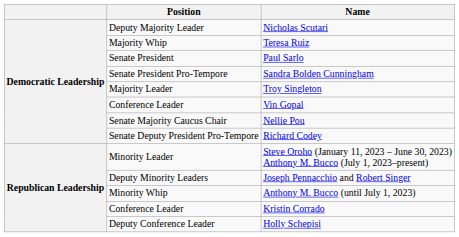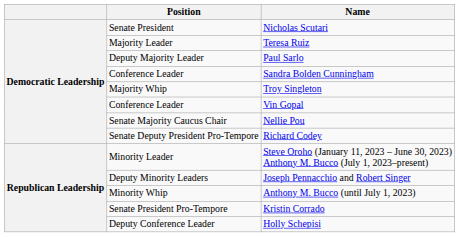(156, 27) Deputy Majority Leader -> (141, 27) Senate President
(138, 43) Majority Whip -> (141, 43) Majority Leader
(141, 58) Senate President -> (156, 58) Deputy Majority Leader
(168, 74) Senate President Pro-Tempore -> (146, 74) Conference Leader
(141, 89) Majority Leader -> (138, 89) Majority Whip
(146, 208) Conference Leader -> (168, 208) Senate President Pro-Tempore
